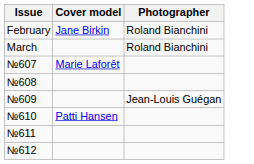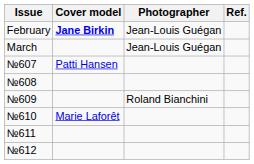+ column: (237, 13)
(82, 30) normal -> (85, 30) bold
(167, 30) Roland Bianchini -> (174, 30) Jean-Louis Guégan
(167, 47) Roland Bianchini -> (174, 47) Jean-Louis Guégan
(87, 64) Marie Laforêt -> (87, 64) Patti Hansen
(174, 99) Jean-Louis Guégan -> (167, 99) Roland Bianchini
(87, 116) Patti Hansen -> (87, 116) Marie Laforêt
